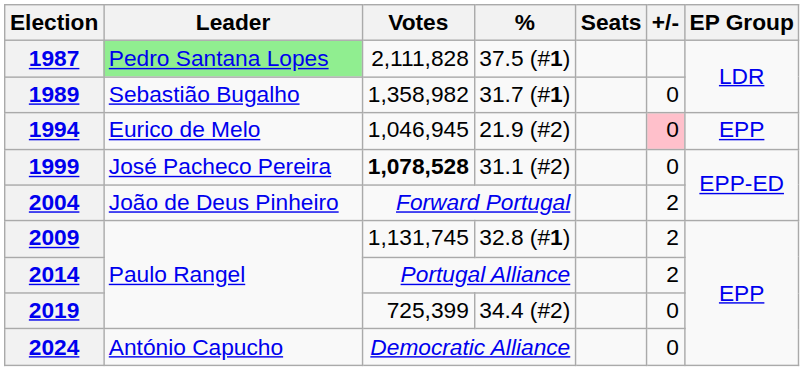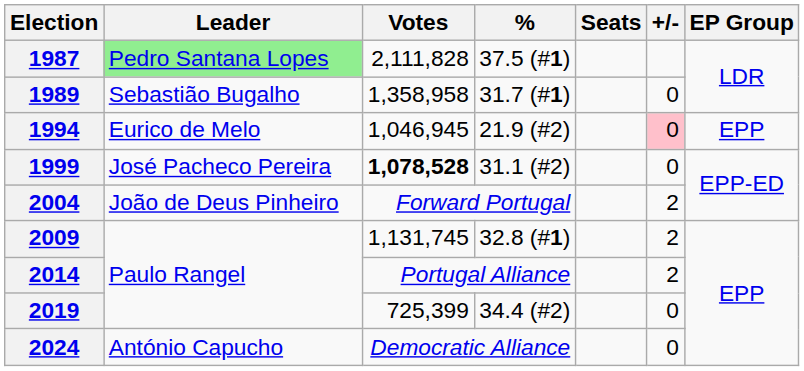(418, 94) 1,358,982 -> (418, 94) 1,358,958
